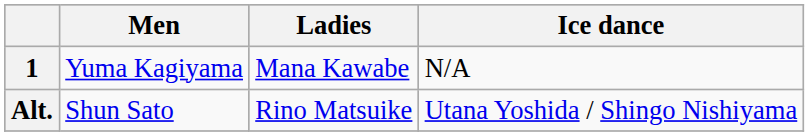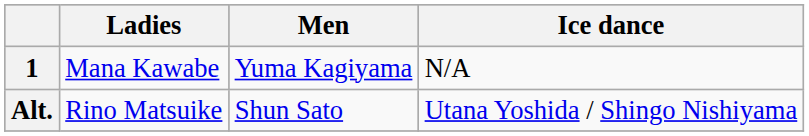columns swapped: (154, 25) <-> (334, 25)
